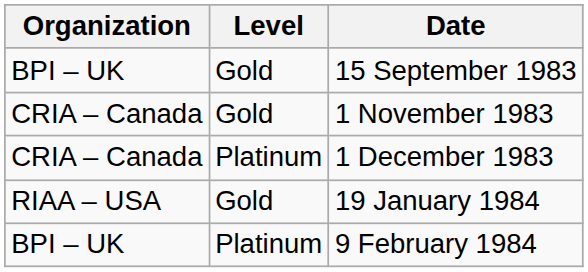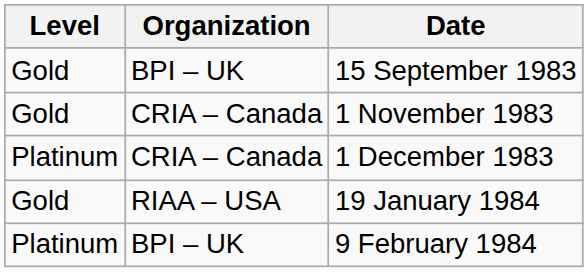columns swapped: (107, 26) <-> (269, 26)
